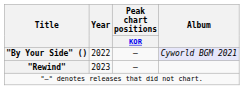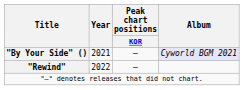(101, 54) 2022 -> (101, 54) 2021
(101, 67) 2023 -> (101, 67) 2022
